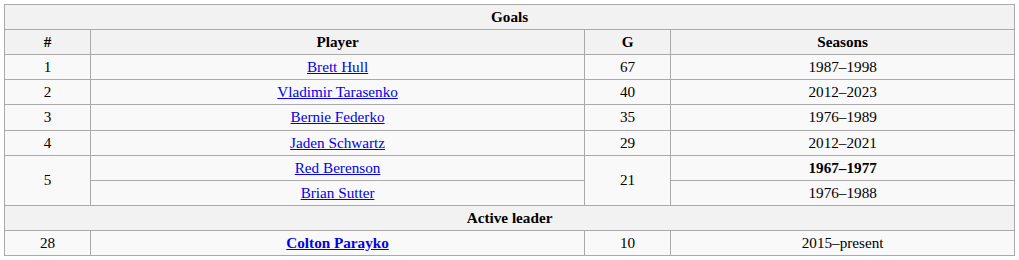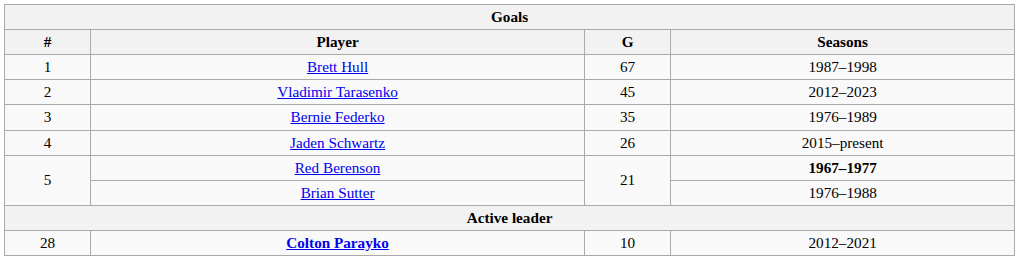(628, 92) 40 -> (628, 92) 45
(628, 142) 29 -> (628, 142) 26
(843, 142) 2012–2021 -> (843, 142) 2015–present
(843, 242) 2015–present -> (843, 242) 2012–2021
